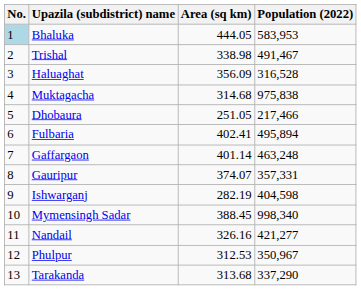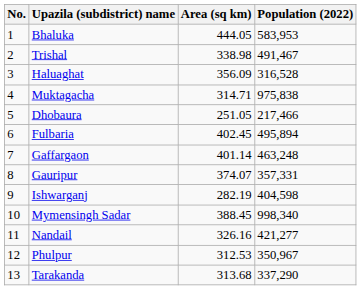(10, 34) lightblue background -> (10, 34) no background
(234, 94) 314.68 -> (234, 94) 314.71
(234, 134) 402.41 -> (234, 134) 402.45
